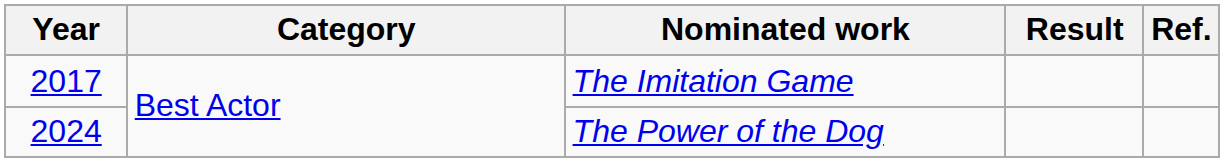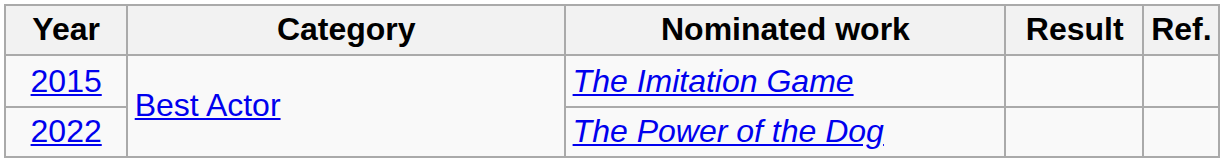(66, 80) 2017 -> (66, 80) 2015
(66, 131) 2024 -> (66, 131) 2022
